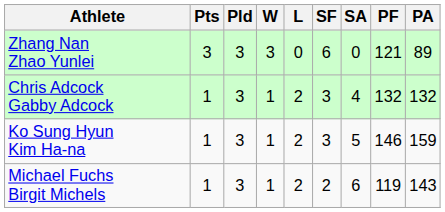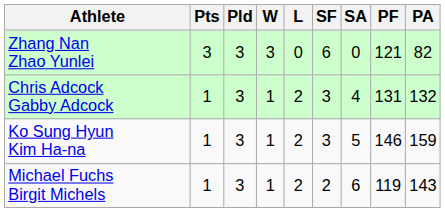(423, 52) 89 -> (423, 52) 82
(388, 96) 132 -> (388, 96) 131
